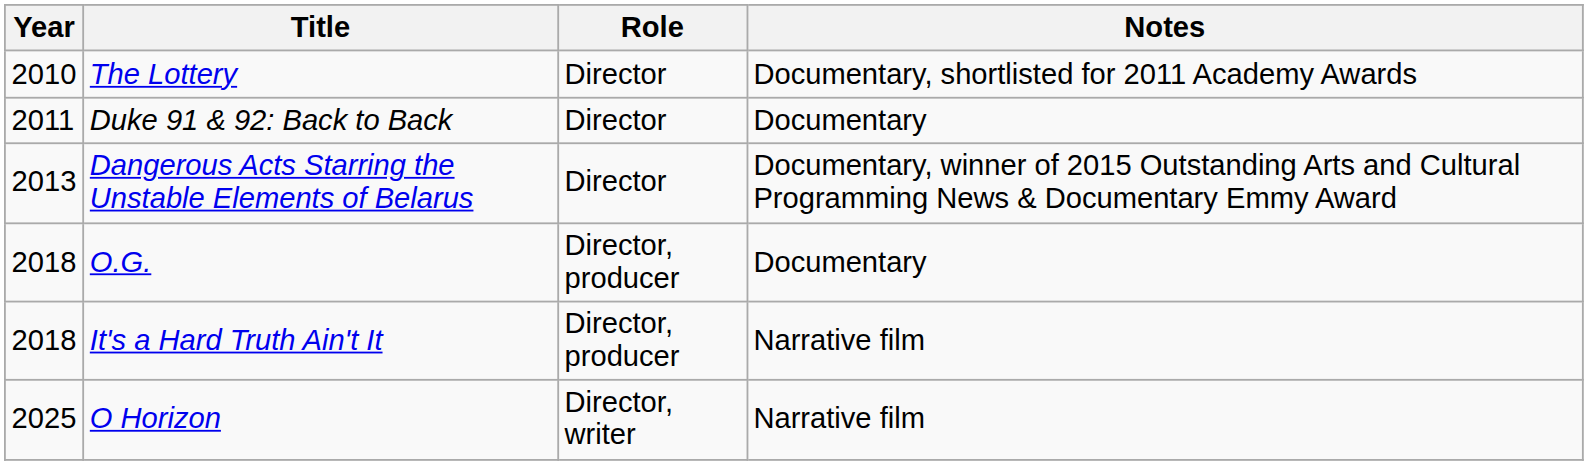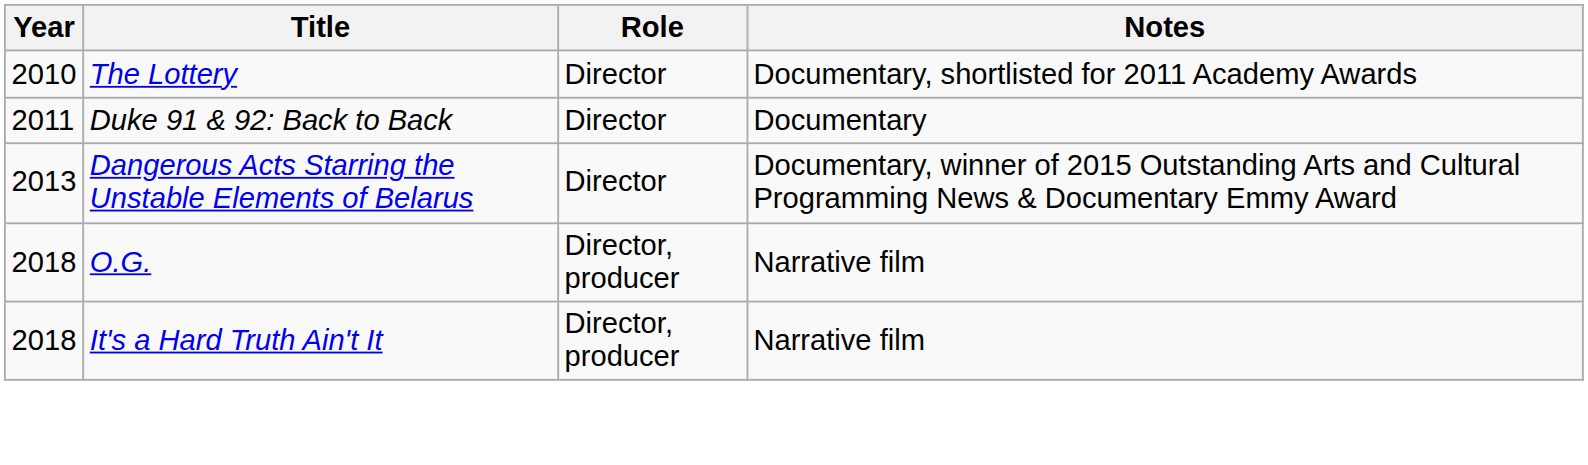(840, 261) Documentary -> (839, 261) Narrative film
- row: (155, 419)
